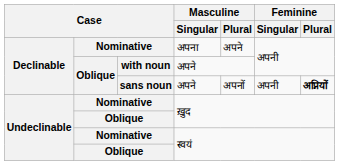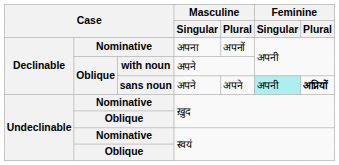(233, 47) अपने -> (234, 47) अपनों
(234, 85) अपनों -> (233, 85) अपने
(268, 85) no background -> (268, 85) paleturquoise background
